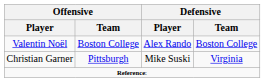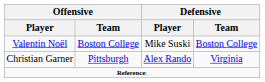(167, 43) Alex Rando -> (167, 43) Mike Suski
(167, 59) Mike Suski -> (167, 59) Alex Rando
